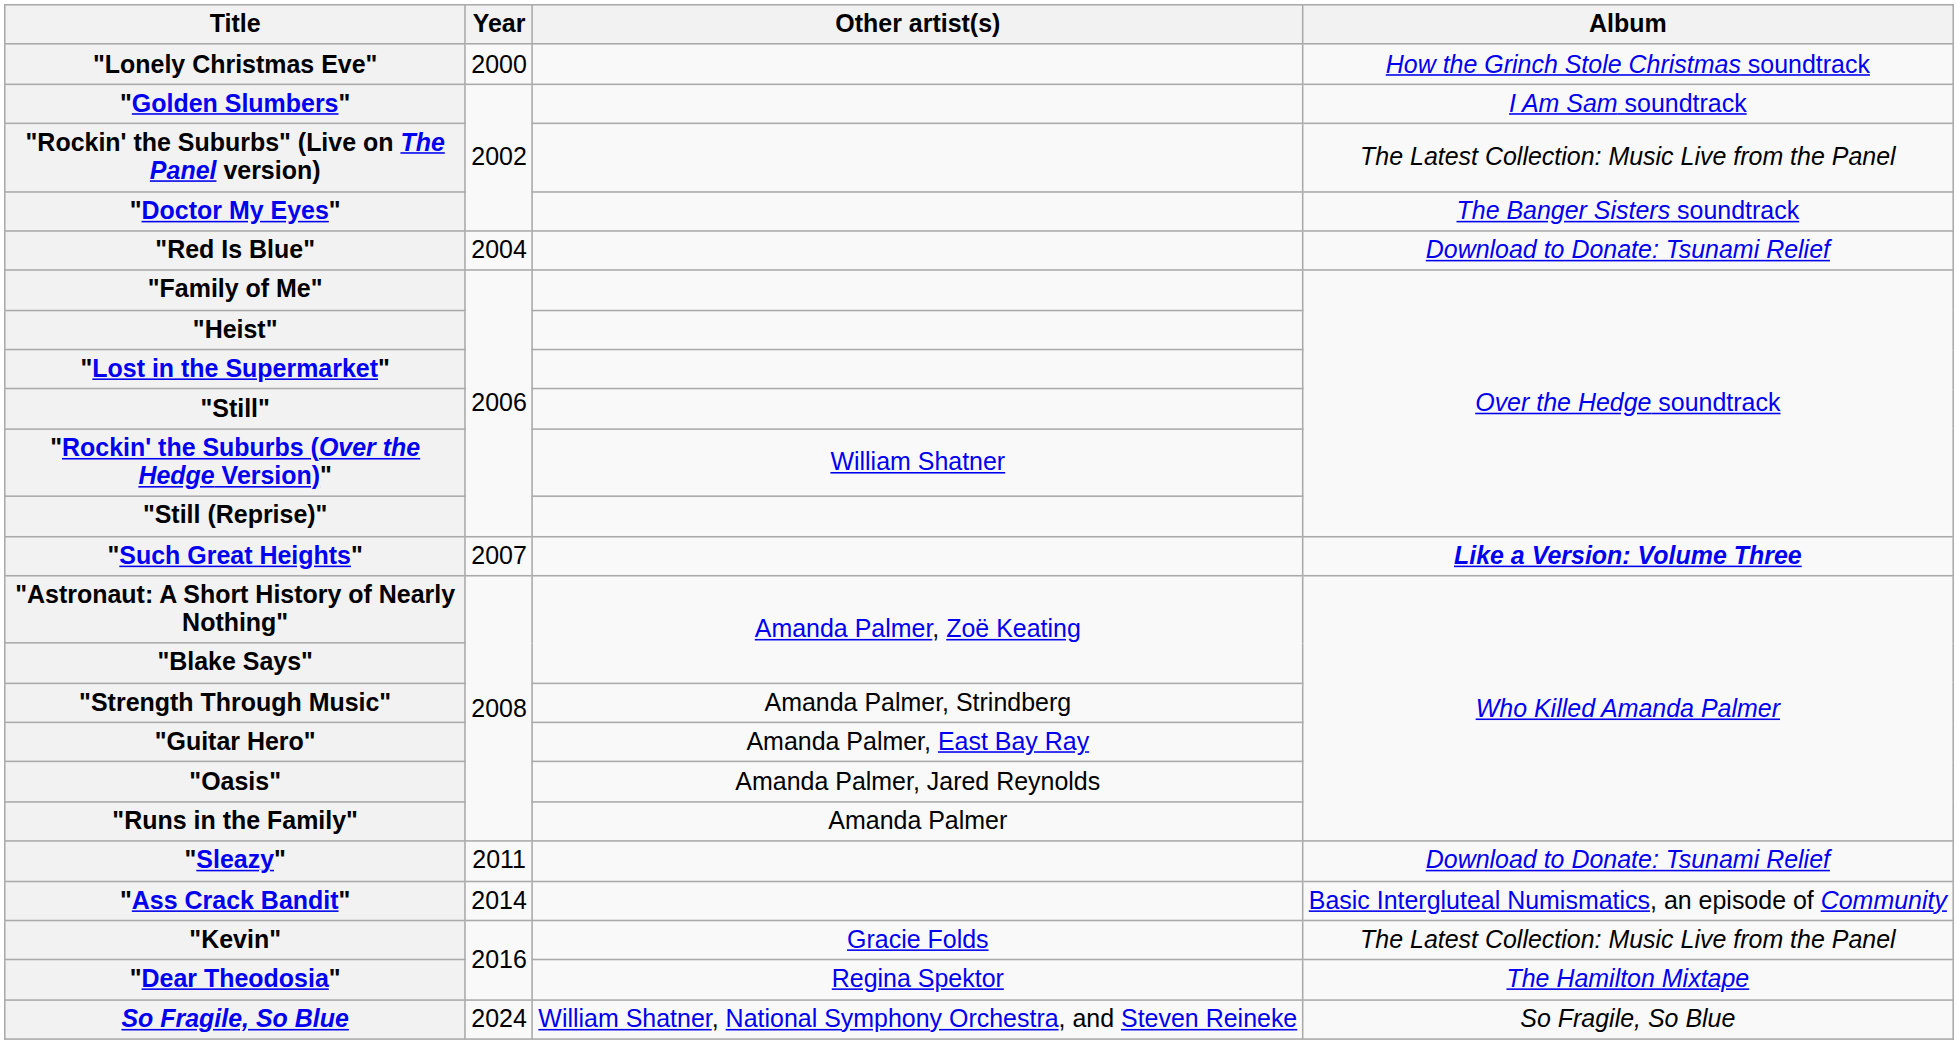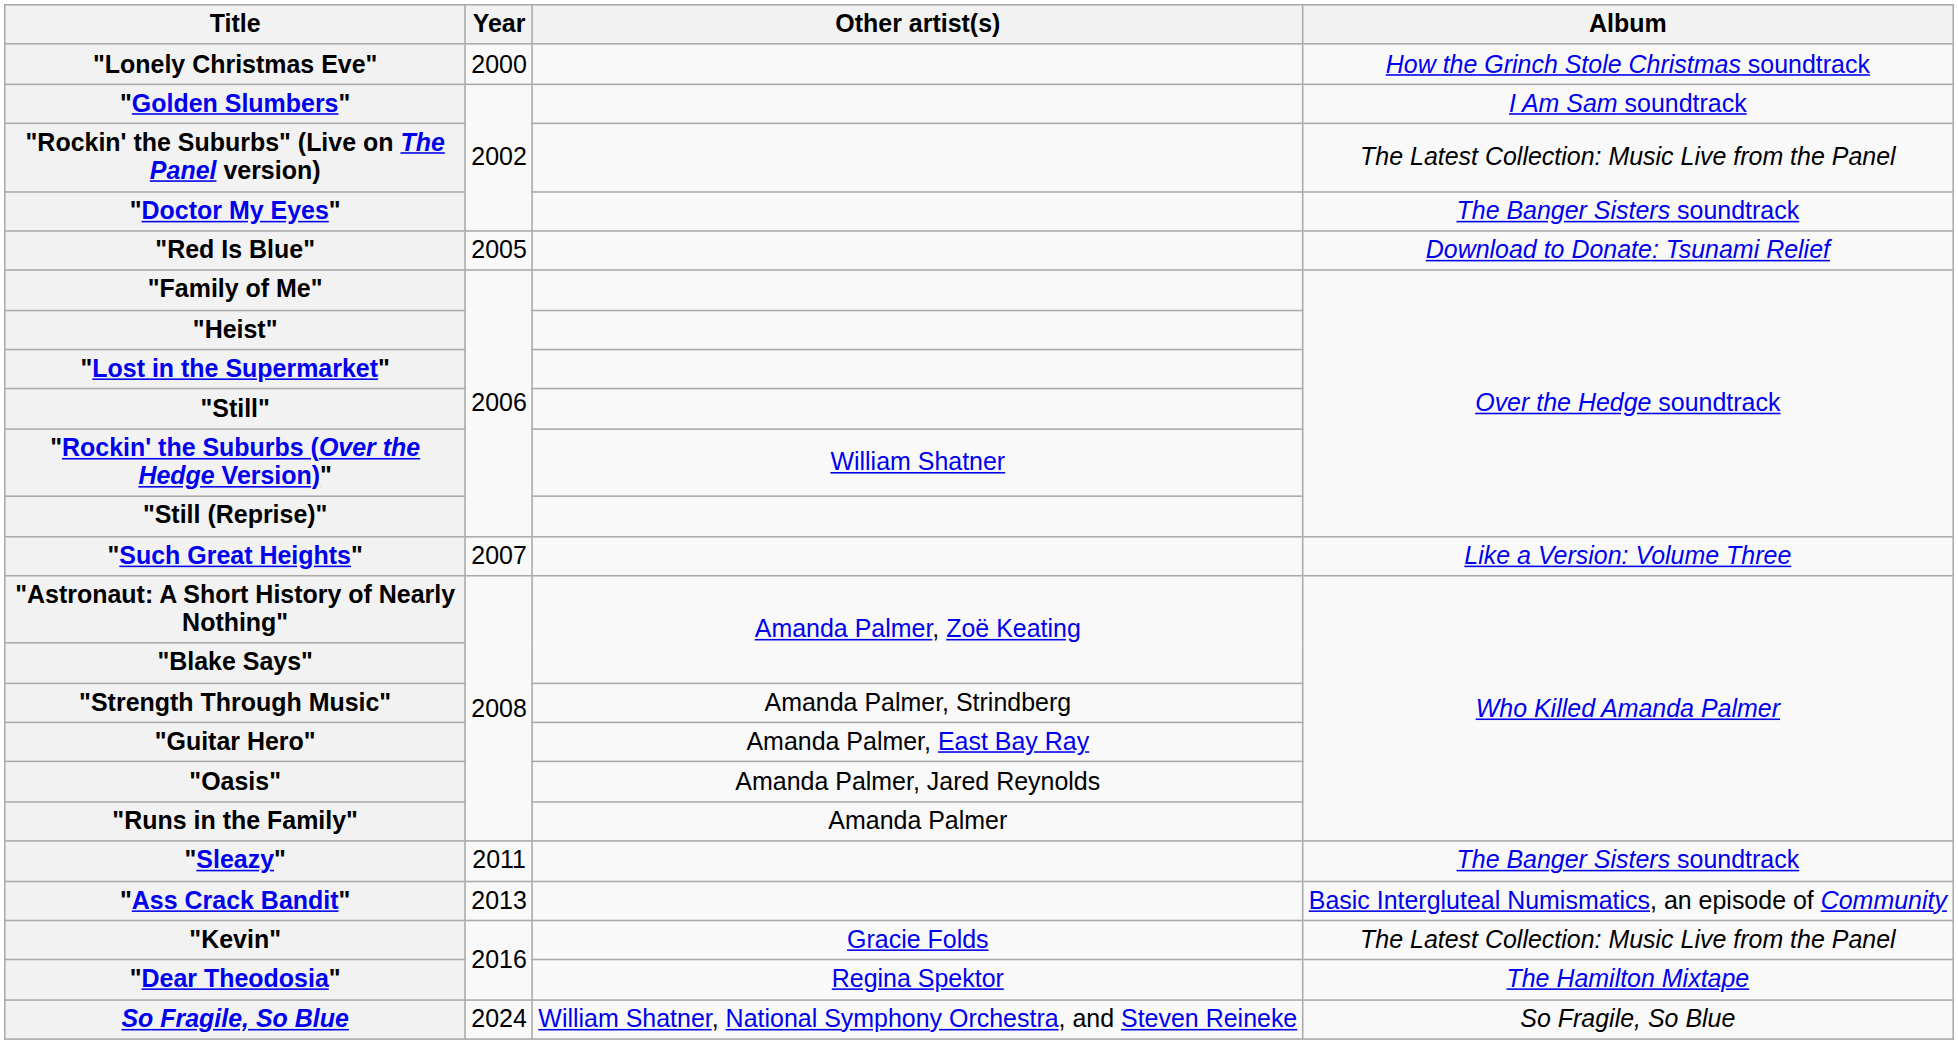(499, 250) 2004 -> (499, 250) 2005
(1628, 555) bold -> (1628, 555) normal
(1628, 860) Download to Donate: Tsunami Relief -> (1628, 860) The Banger Sisters soundtrack
(499, 900) 2014 -> (499, 900) 2013
